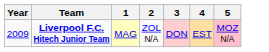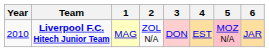+ column: (253, 12)
(18, 33) 2009 -> (18, 33) 2010
